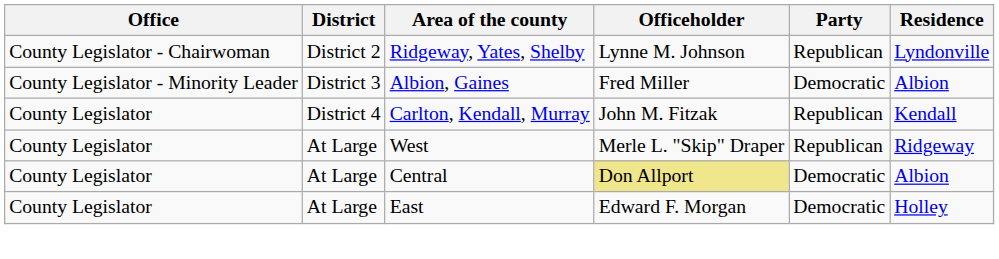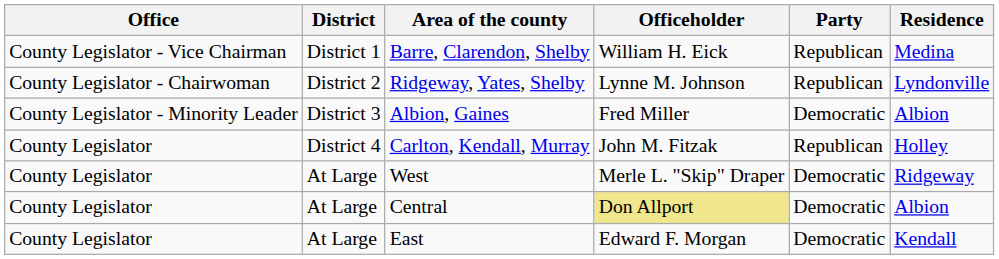+ row: (490, 51)
(925, 113) Kendall -> (921, 144) Holley
(838, 144) Republican -> (839, 176) Democratic
(921, 207) Holley -> (925, 238) Kendall
